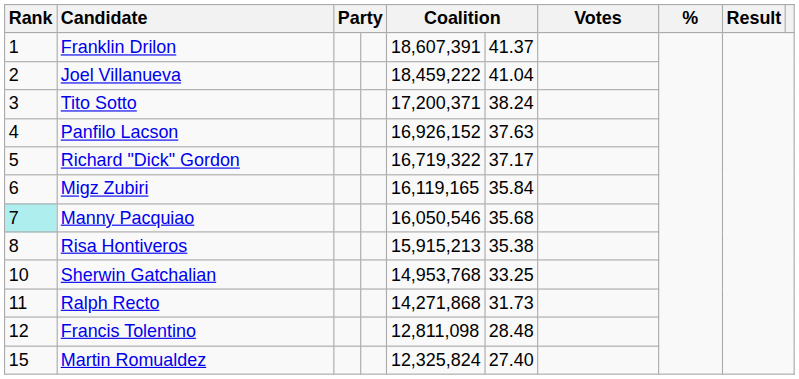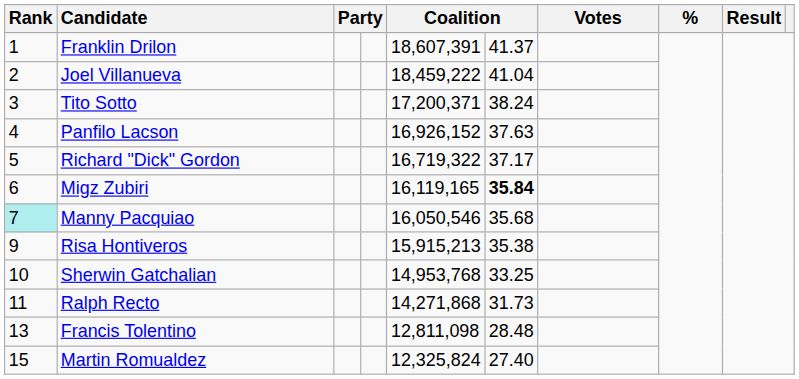(511, 189) normal -> (511, 189) bold
(14, 246) 8 -> (14, 246) 9
(19, 331) 12 -> (19, 331) 13
